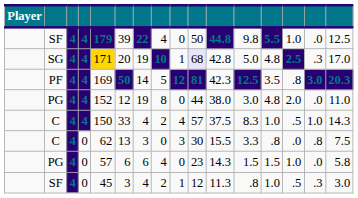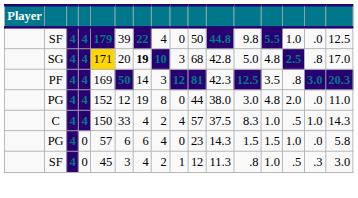(142, 59) normal -> (142, 59) bold
(182, 59) 1 -> (182, 59) 3
(197, 59) lavender background -> (197, 59) no background
(318, 59) .3 -> (318, 59) .8
(164, 79) 5 -> (164, 79) 3
- row: (56, 141)
